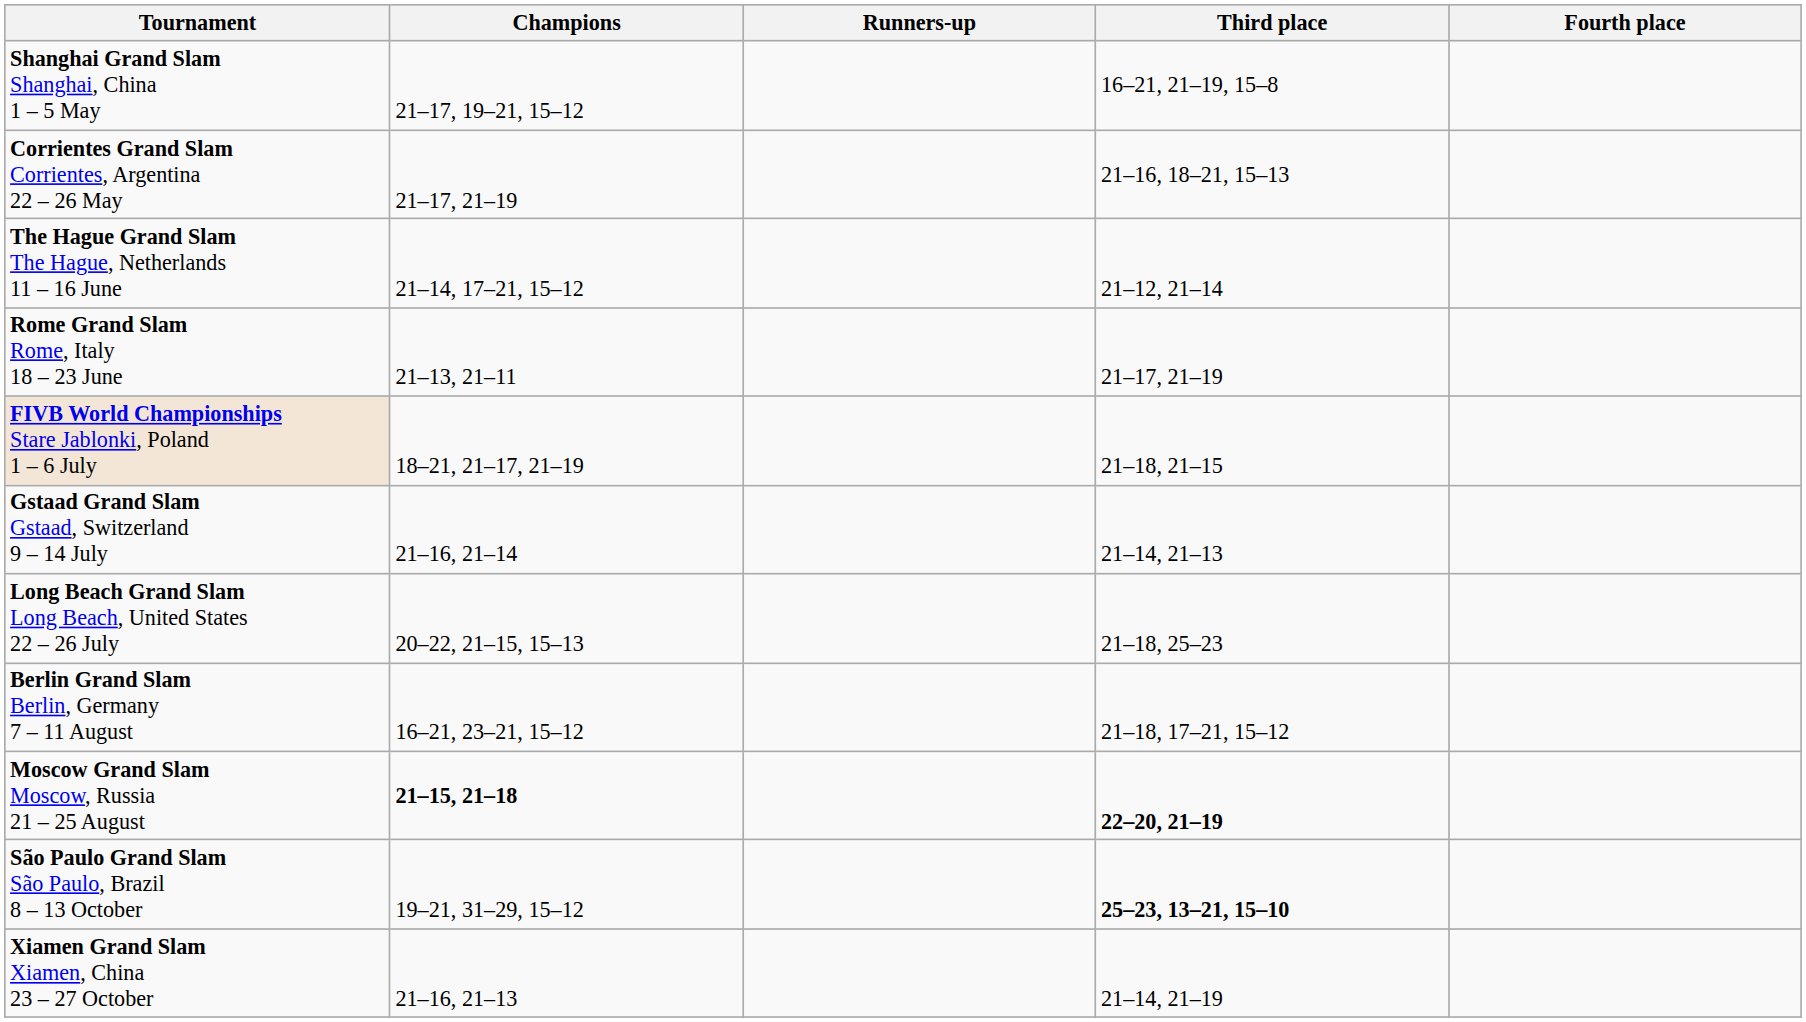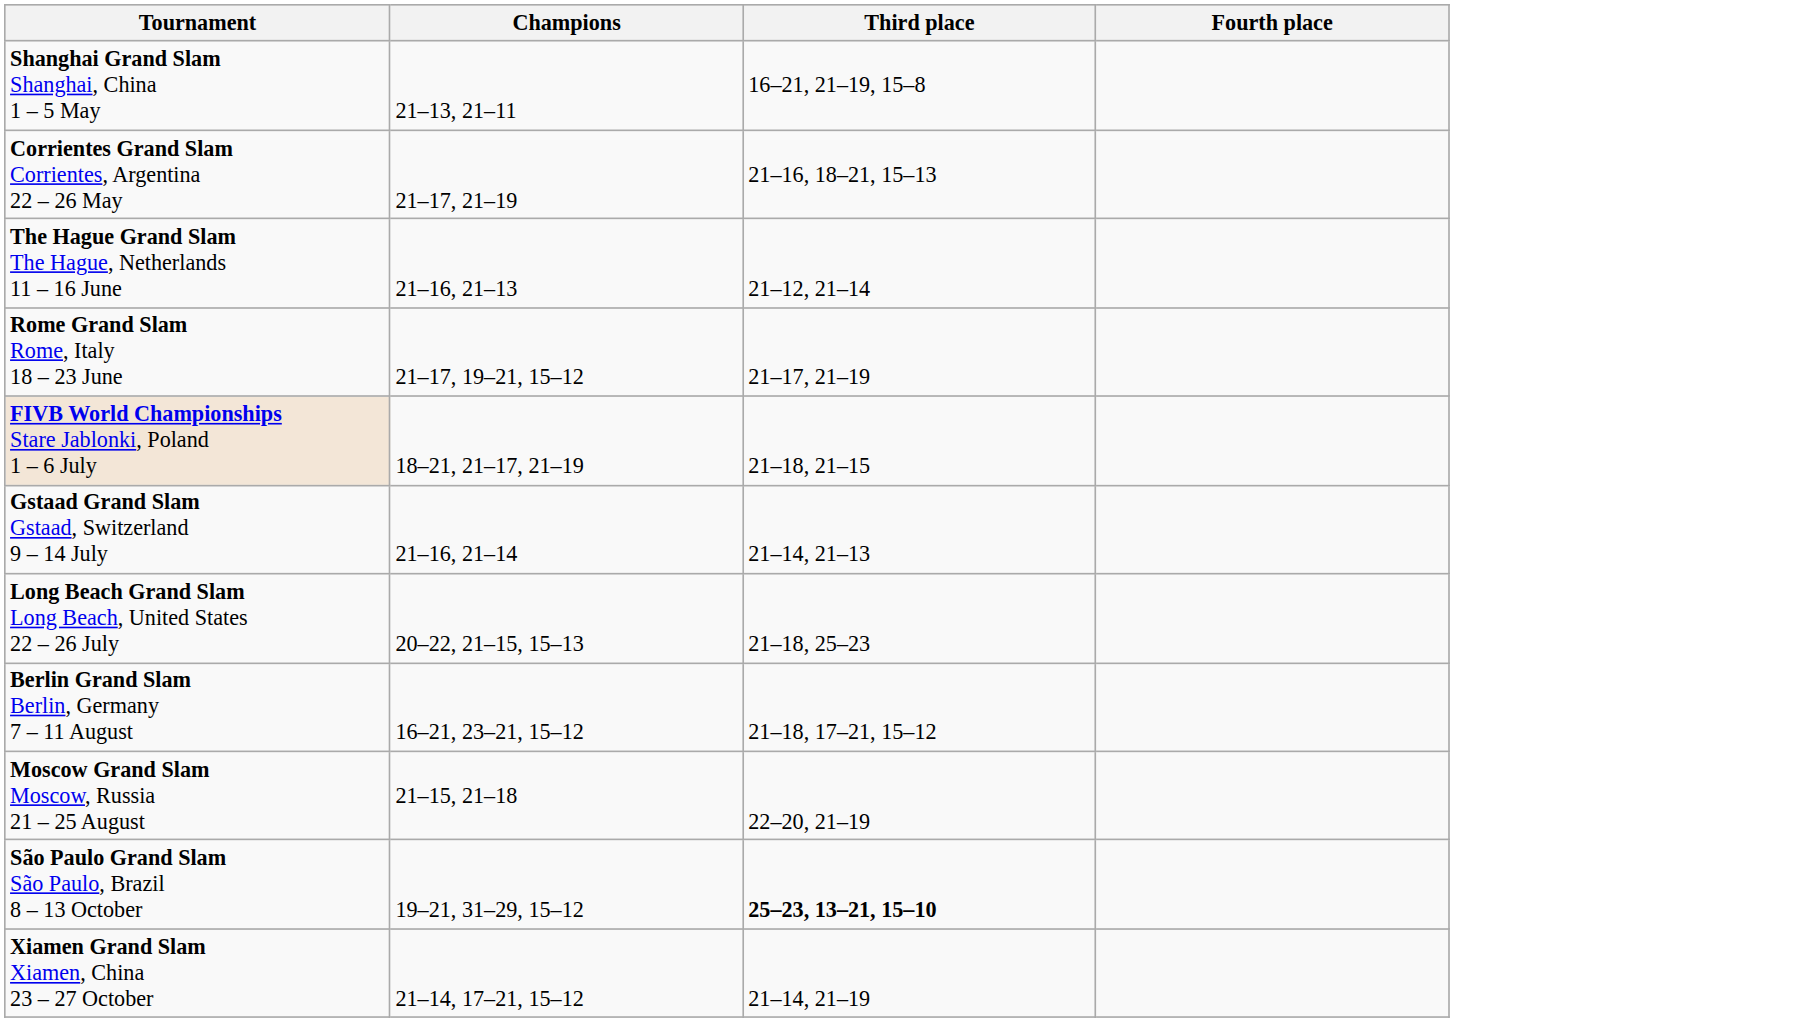- column: (919, 22)
(490, 111) 21–17, 19–21, 15–12 -> (456, 111) 21–13, 21–11
(490, 288) 21–14, 17–21, 15–12 -> (456, 288) 21–16, 21–13
(456, 377) 21–13, 21–11 -> (490, 377) 21–17, 19–21, 15–12
(456, 794) bold -> (456, 794) normal
(1162, 820) bold -> (809, 820) normal
(456, 998) 21–16, 21–13 -> (490, 998) 21–14, 17–21, 15–12
